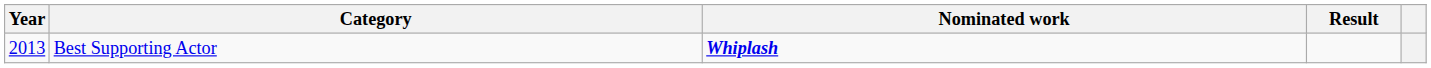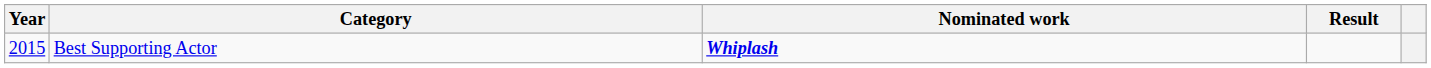(27, 47) 2013 -> (27, 47) 2015
